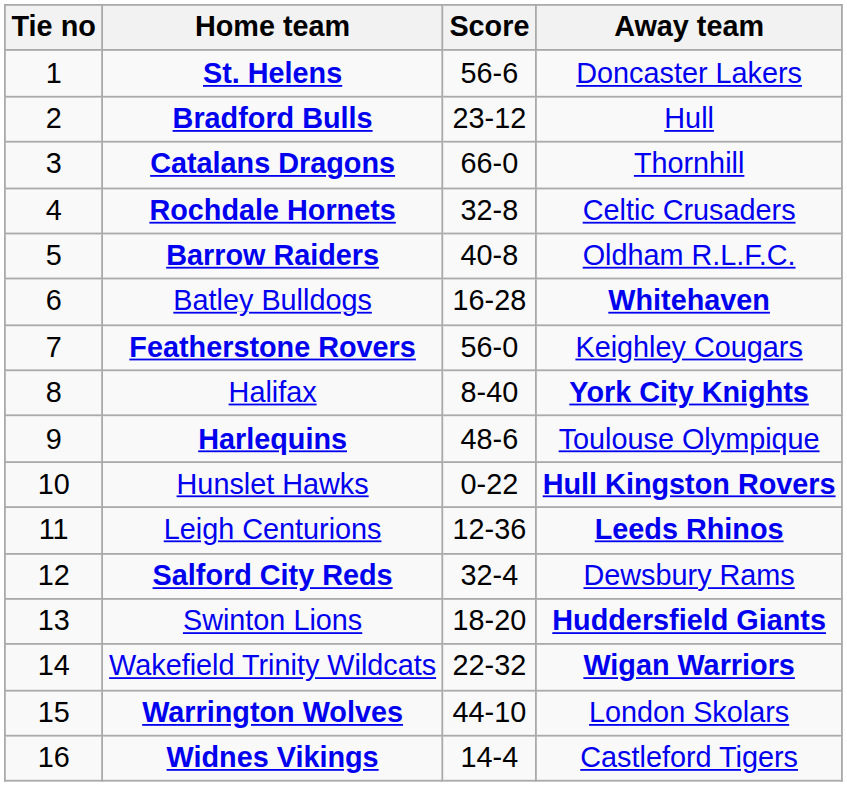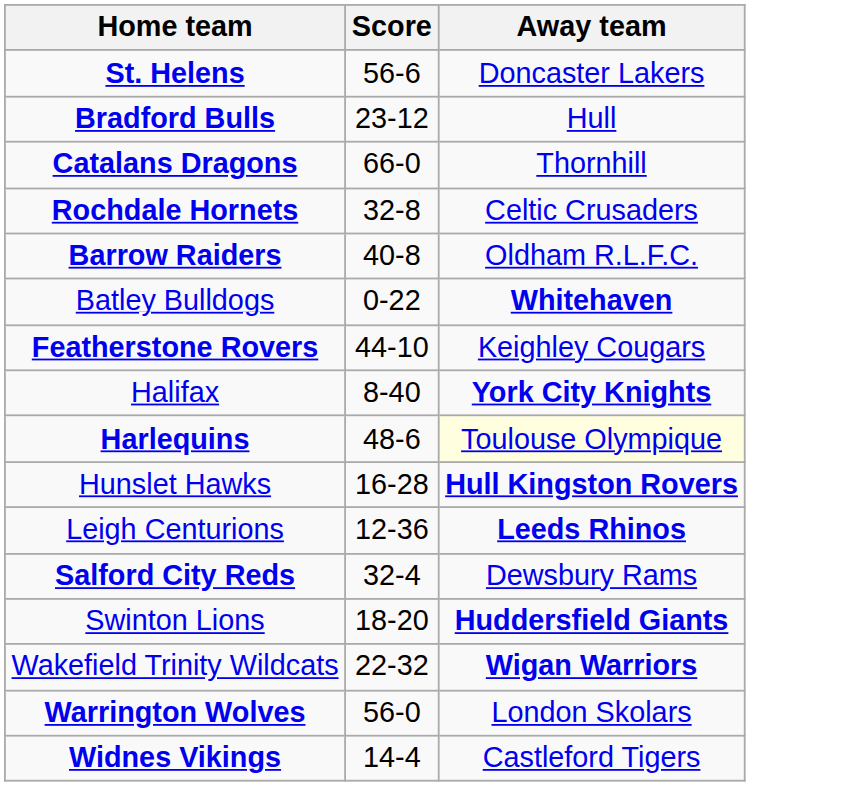- column: (54, 27)
(489, 301) 16-28 -> (392, 301) 0-22
(489, 347) 56-0 -> (392, 347) 44-10
(689, 438) no background -> (592, 438) lightyellow background
(489, 484) 0-22 -> (392, 484) 16-28
(489, 712) 44-10 -> (392, 712) 56-0
